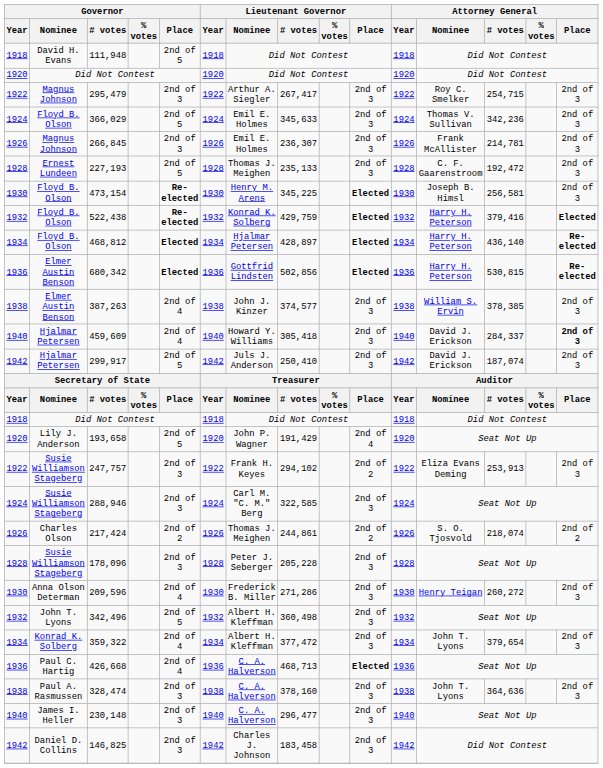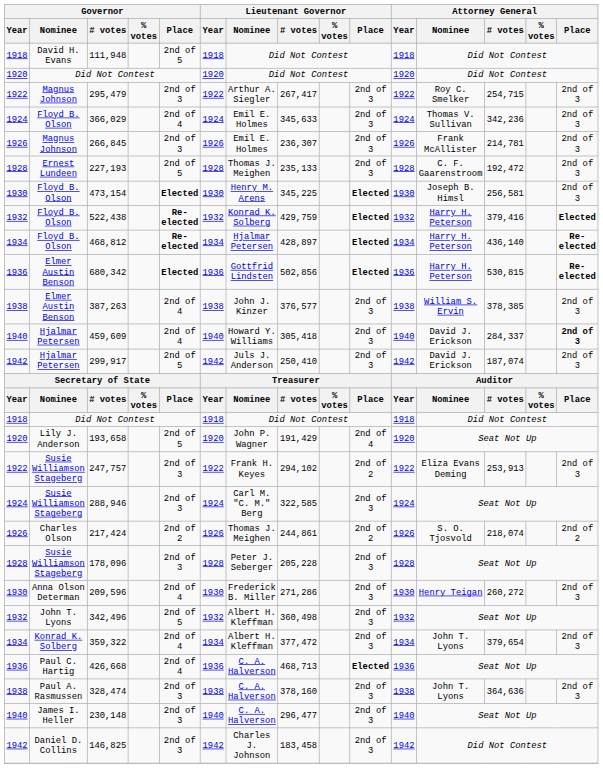(180, 119) 2nd of 5 -> (180, 119) 2nd of 4
(180, 193) Re-elected -> (180, 193) Elected
(180, 242) Elected -> (180, 242) Re-elected
(299, 307) 374,577 -> (299, 307) 376,577
